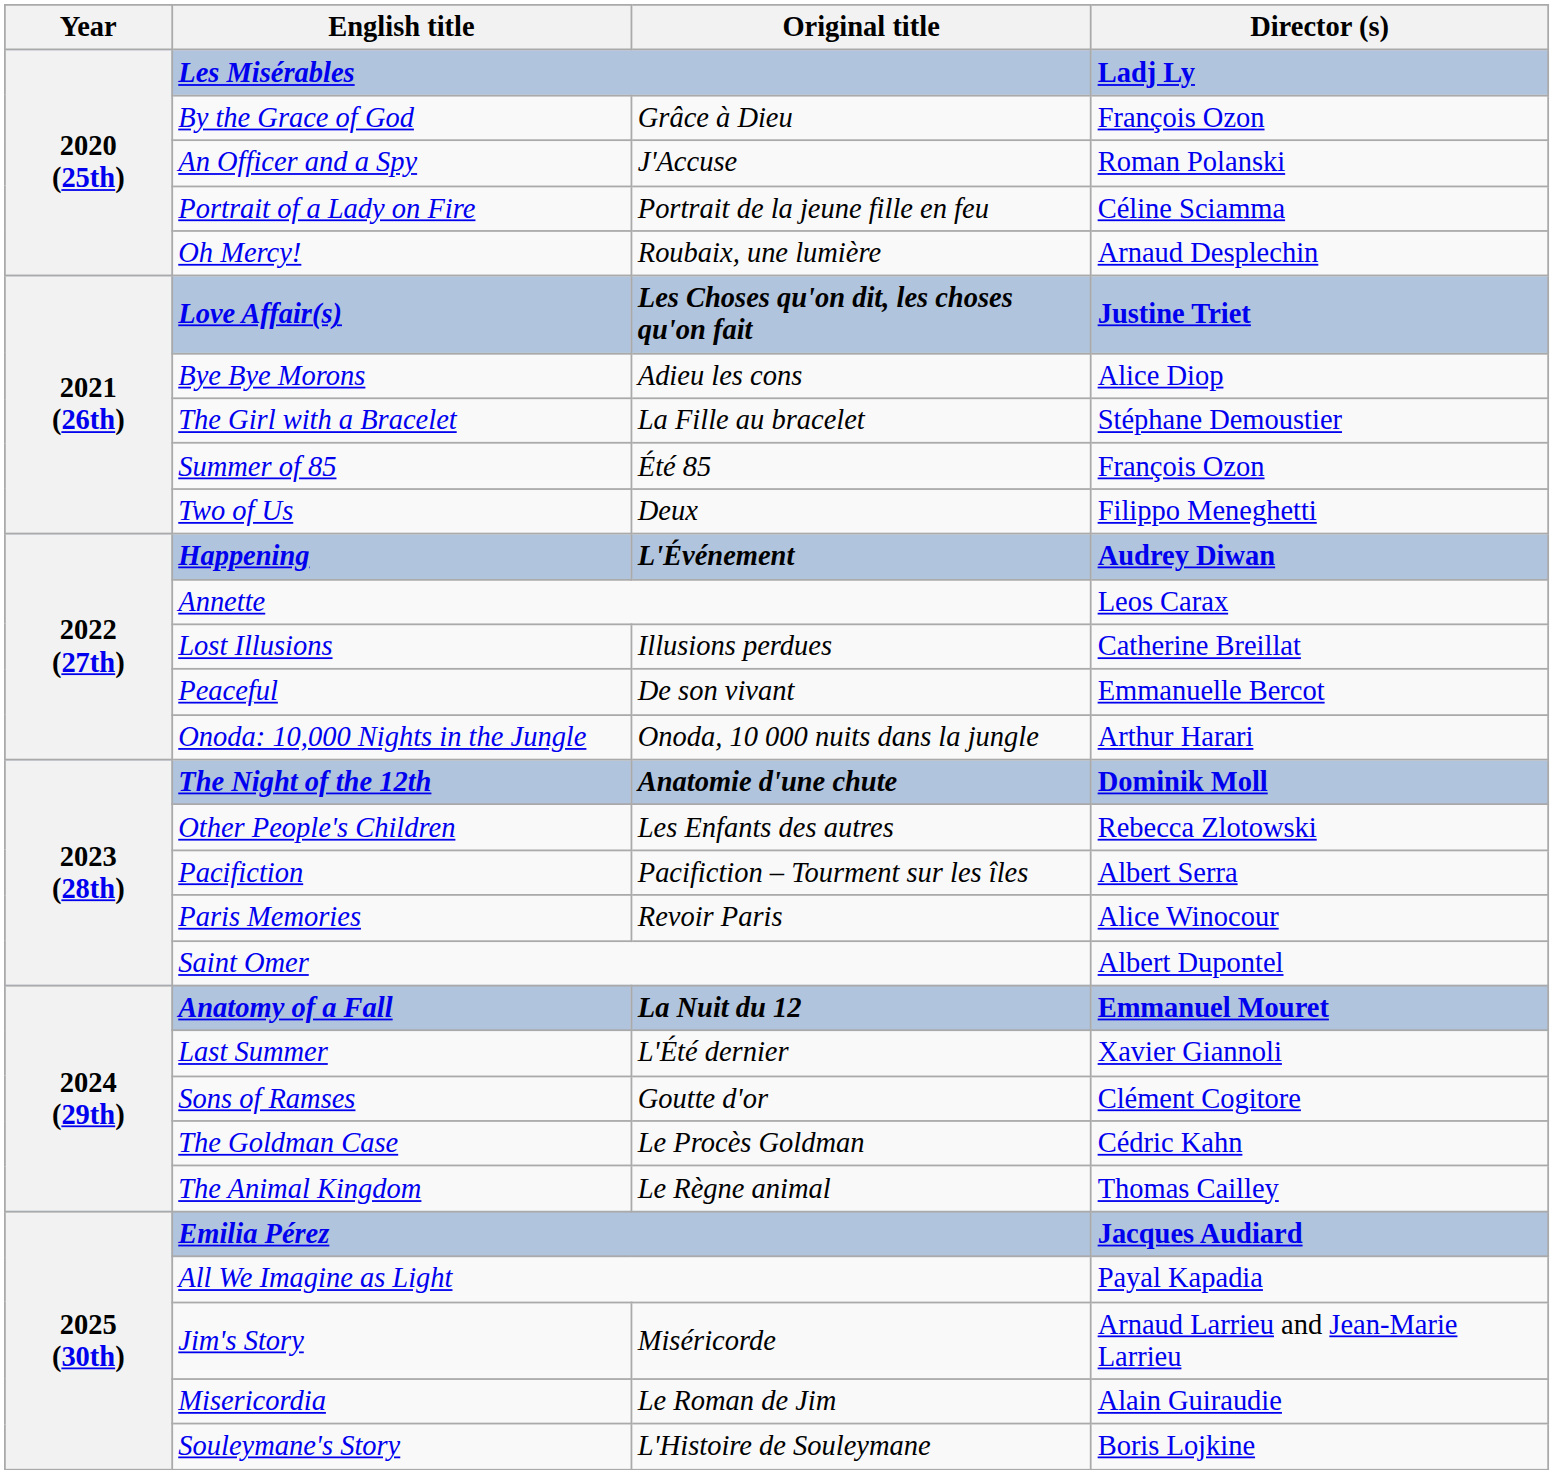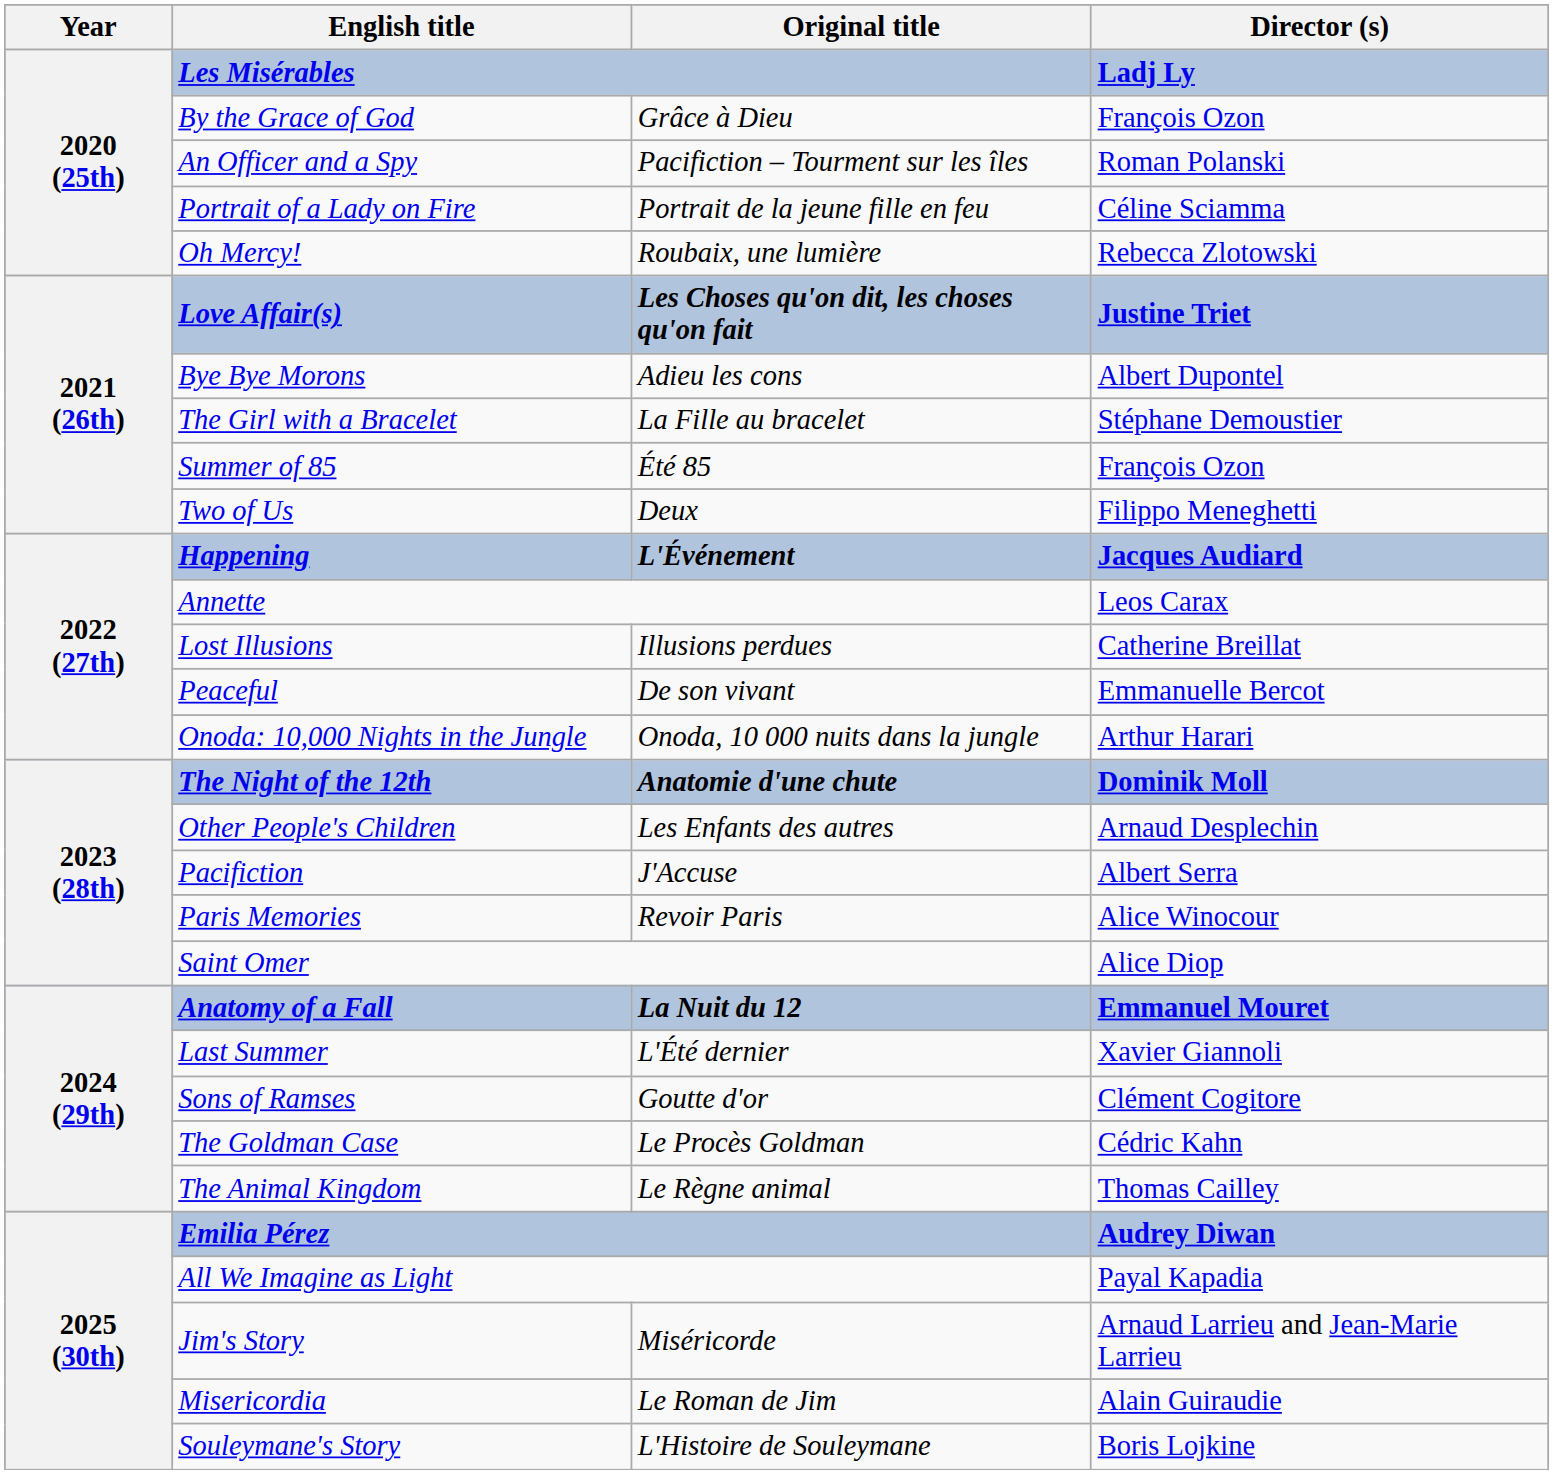(687, 162) J'Accuse -> (833, 162) Pacifiction – Tourment sur les îles
(1208, 252) Arnaud Desplechin -> (1207, 252) Rebecca Zlotowski
(1161, 375) Alice Diop -> (1191, 375) Albert Dupontel
(1186, 555) Audrey Diwan -> (1200, 555) Jacques Audiard
(1207, 826) Rebecca Zlotowski -> (1208, 826) Arnaud Desplechin
(833, 872) Pacifiction – Tourment sur les îles -> (687, 872) J'Accuse
(1191, 962) Albert Dupontel -> (1161, 962) Alice Diop
(1200, 1233) Jacques Audiard -> (1186, 1233) Audrey Diwan
